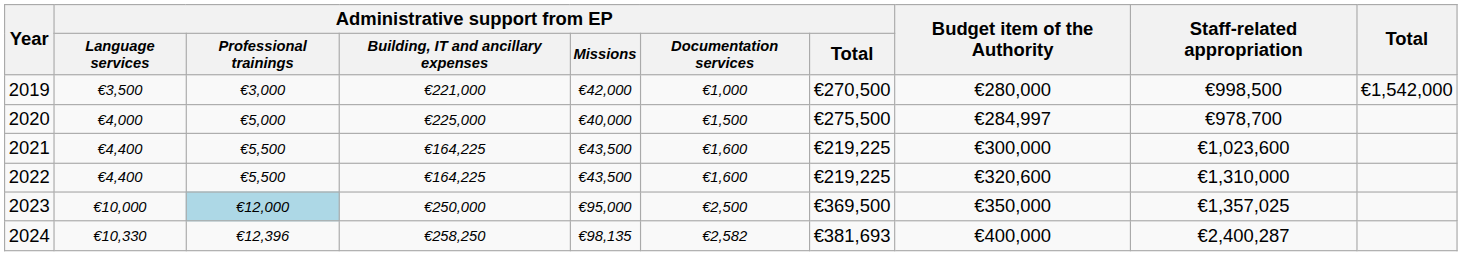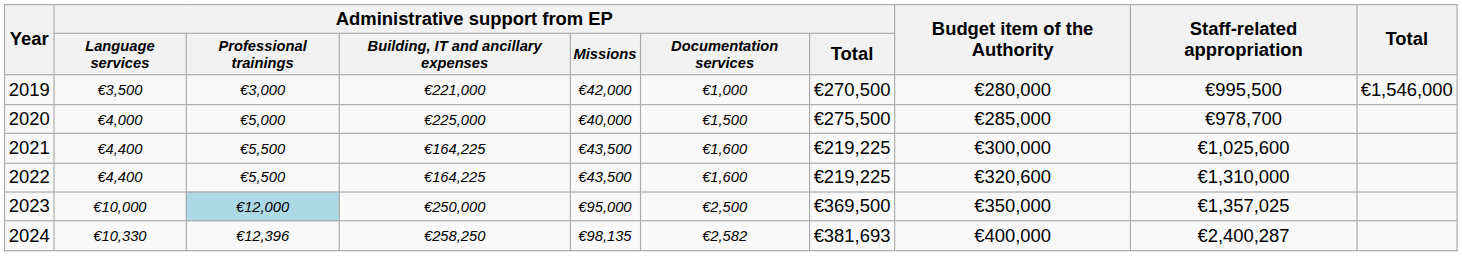(1243, 89) €998,500 -> (1243, 89) €995,500
(1407, 89) €1,542,000 -> (1407, 89) €1,546,000
(1013, 118) €284,997 -> (1013, 118) €285,000
(1243, 148) €1,023,600 -> (1243, 148) €1,025,600
